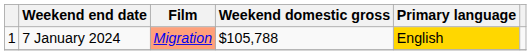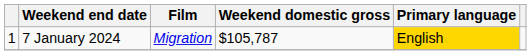(183, 38) lightsalmon background -> (183, 38) no background
(248, 38) $105,788 -> (248, 38) $105,787
